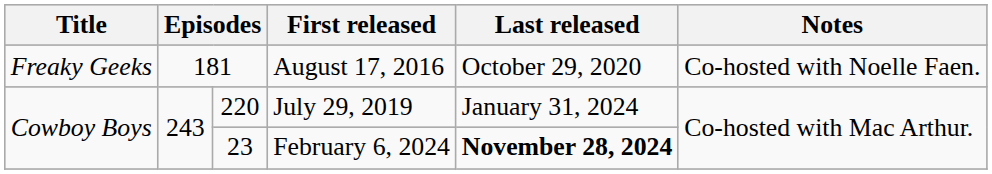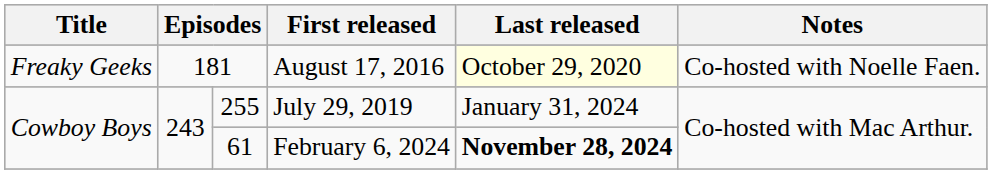(552, 65) no background -> (552, 65) lightyellow background
(240, 106) 220 -> (240, 106) 255
(240, 147) 23 -> (240, 147) 61
